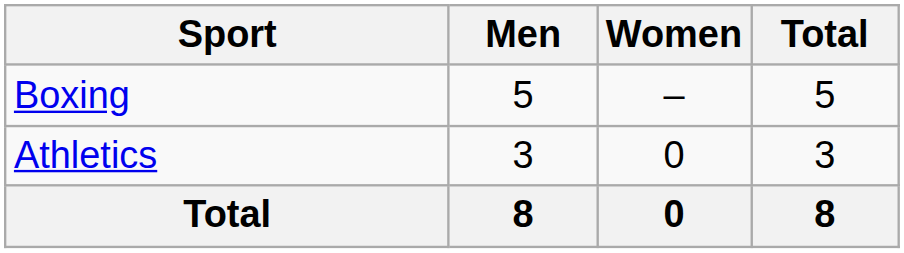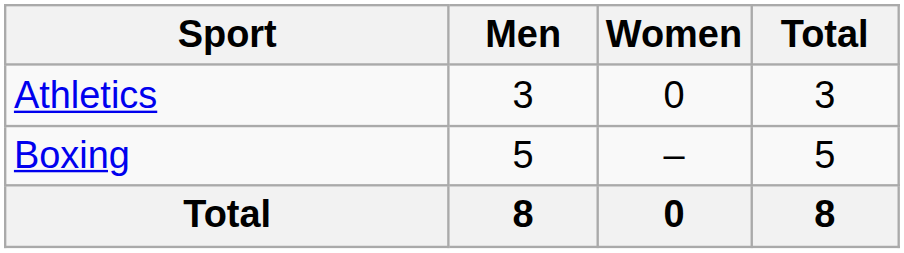rows swapped: (86, 154) <-> (72, 94)
